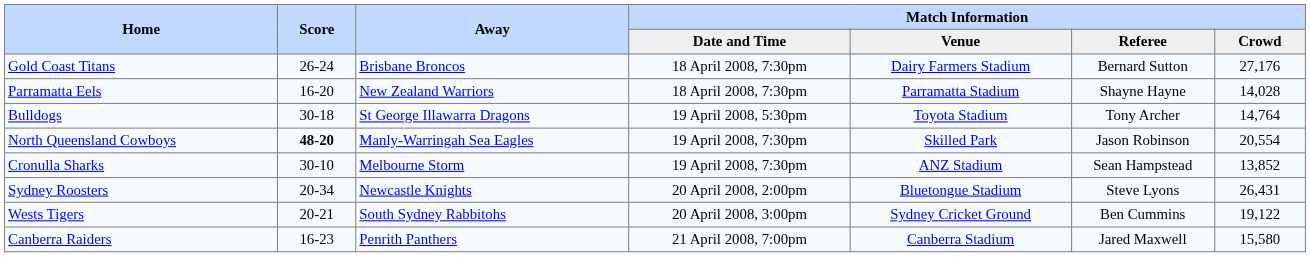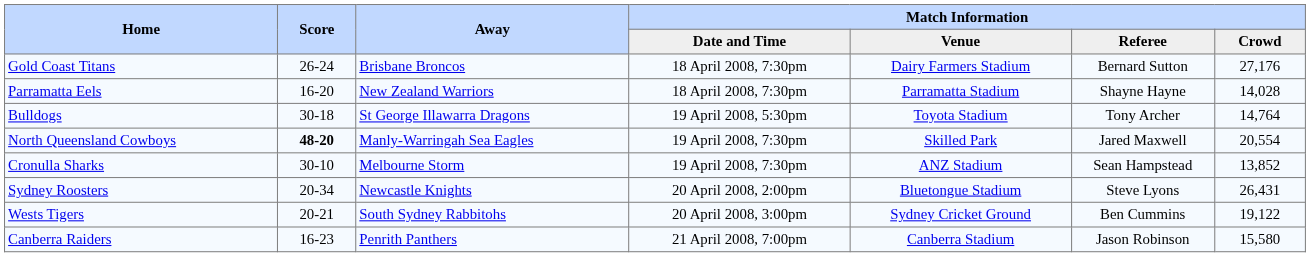(1143, 140) Jason Robinson -> (1143, 140) Jared Maxwell
(1143, 239) Jared Maxwell -> (1143, 239) Jason Robinson
